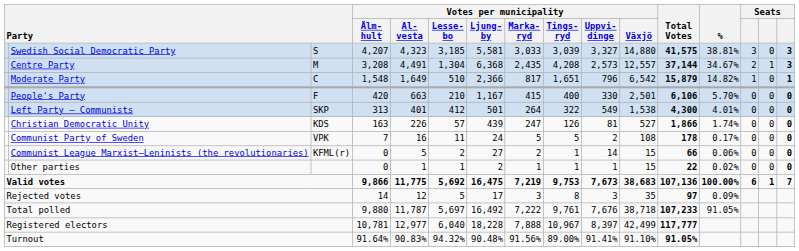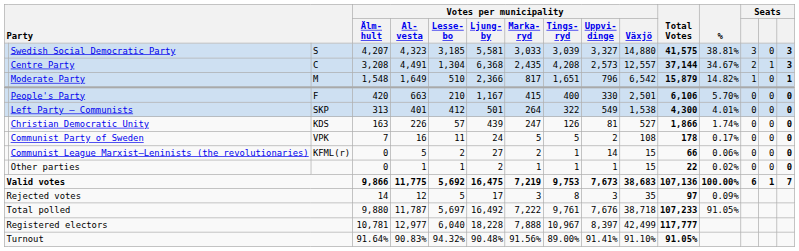(316, 65) M -> (316, 65) C
(316, 79) C -> (316, 79) M
